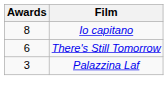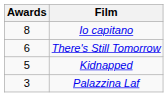+ row: (106, 65)
